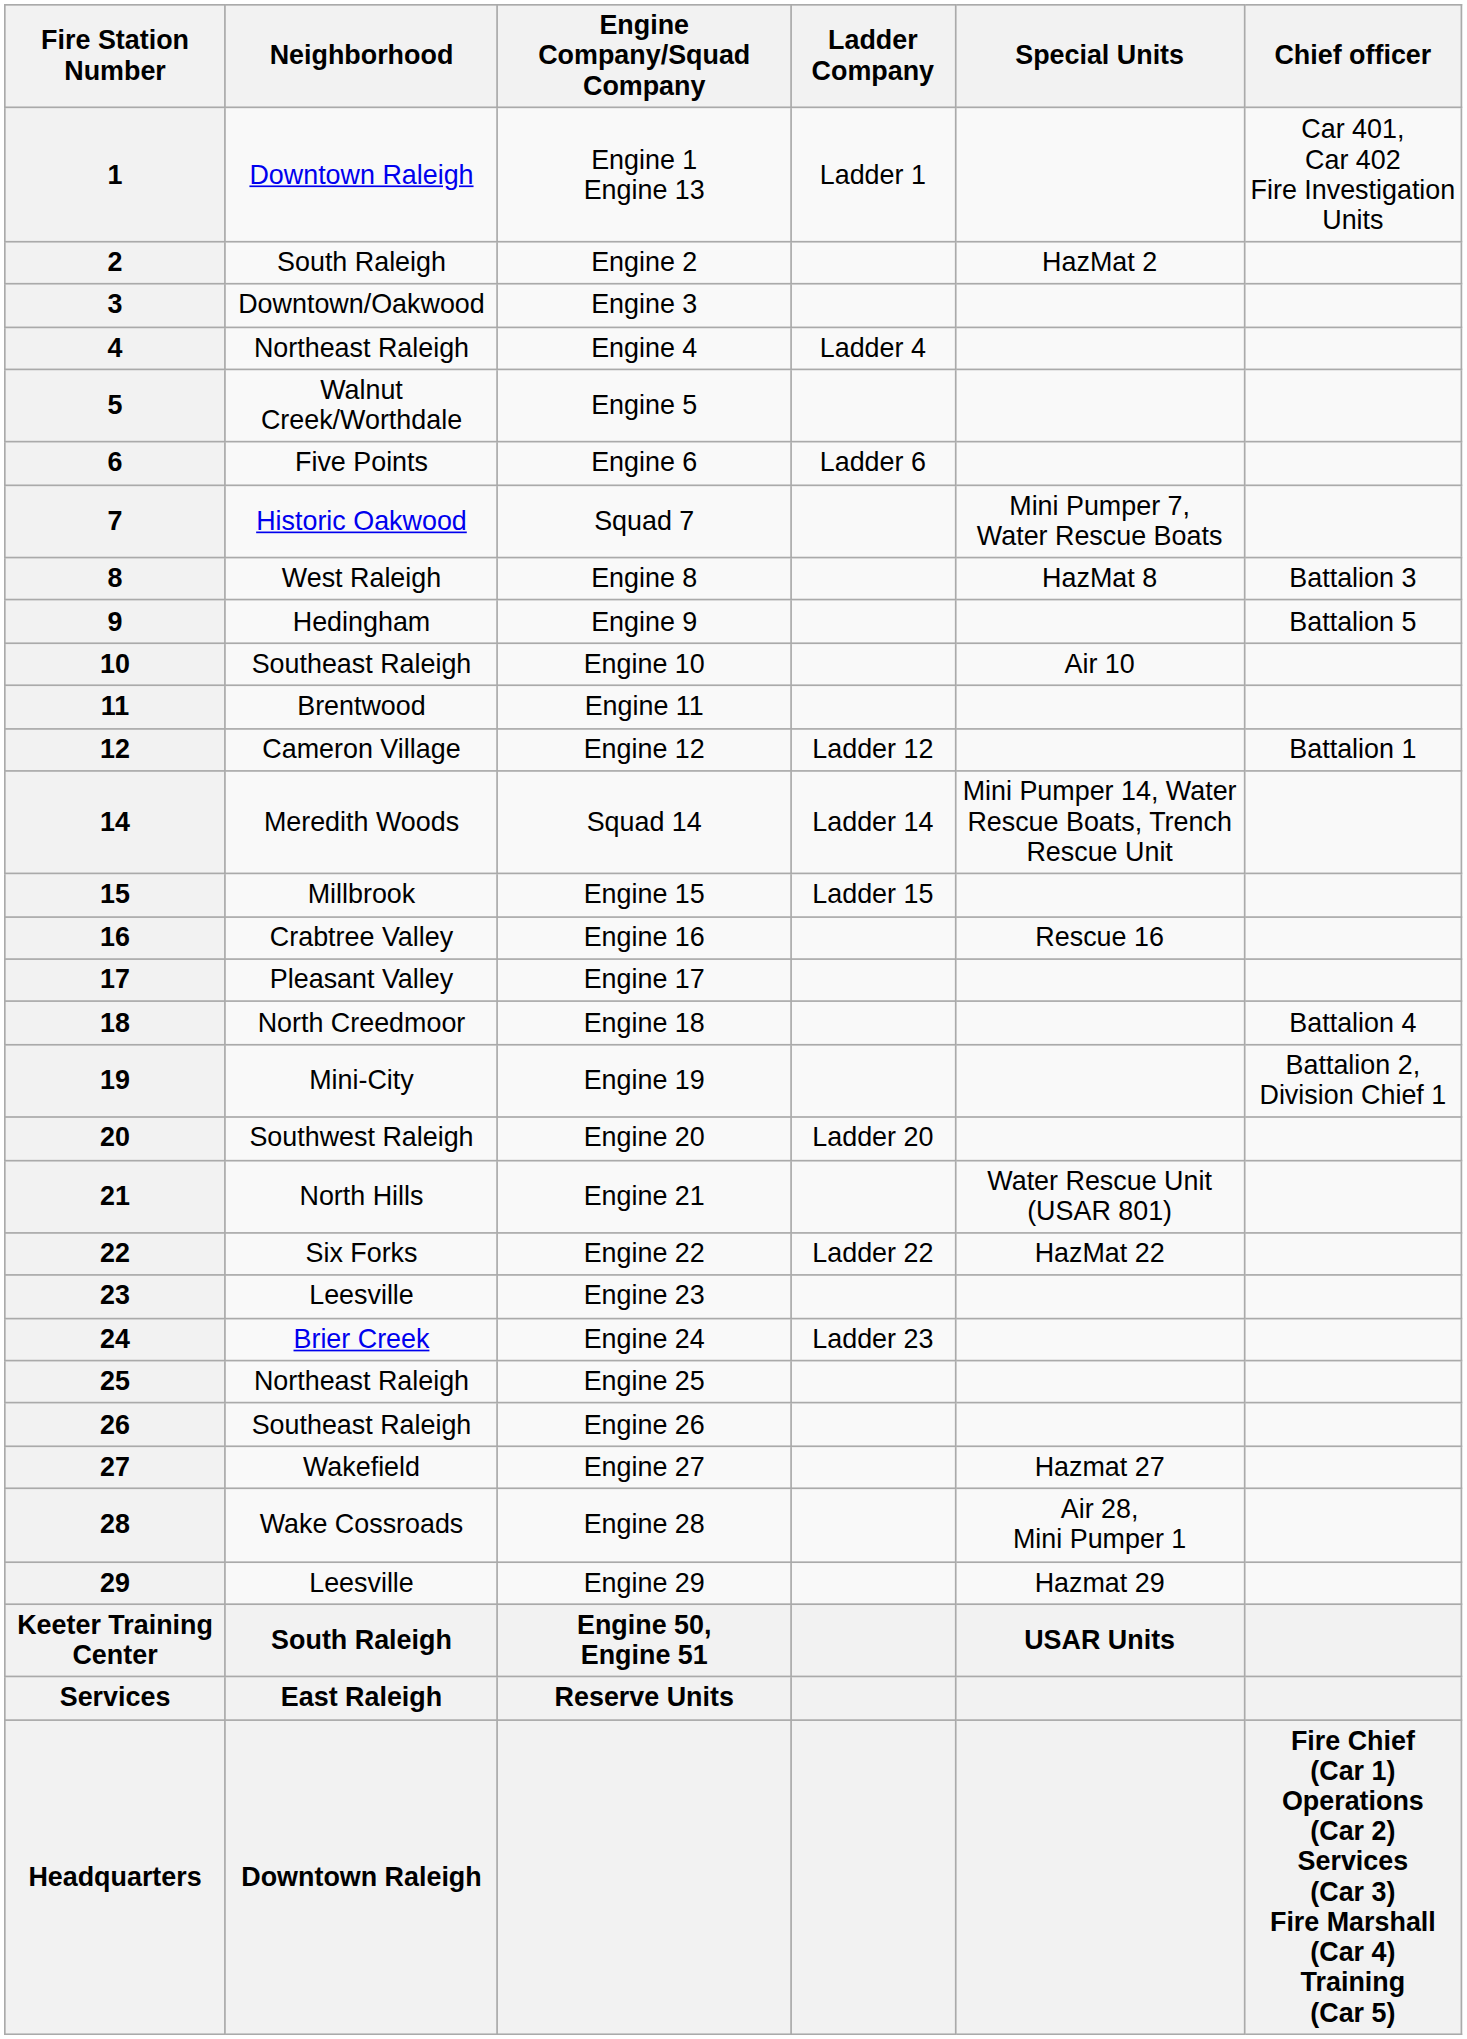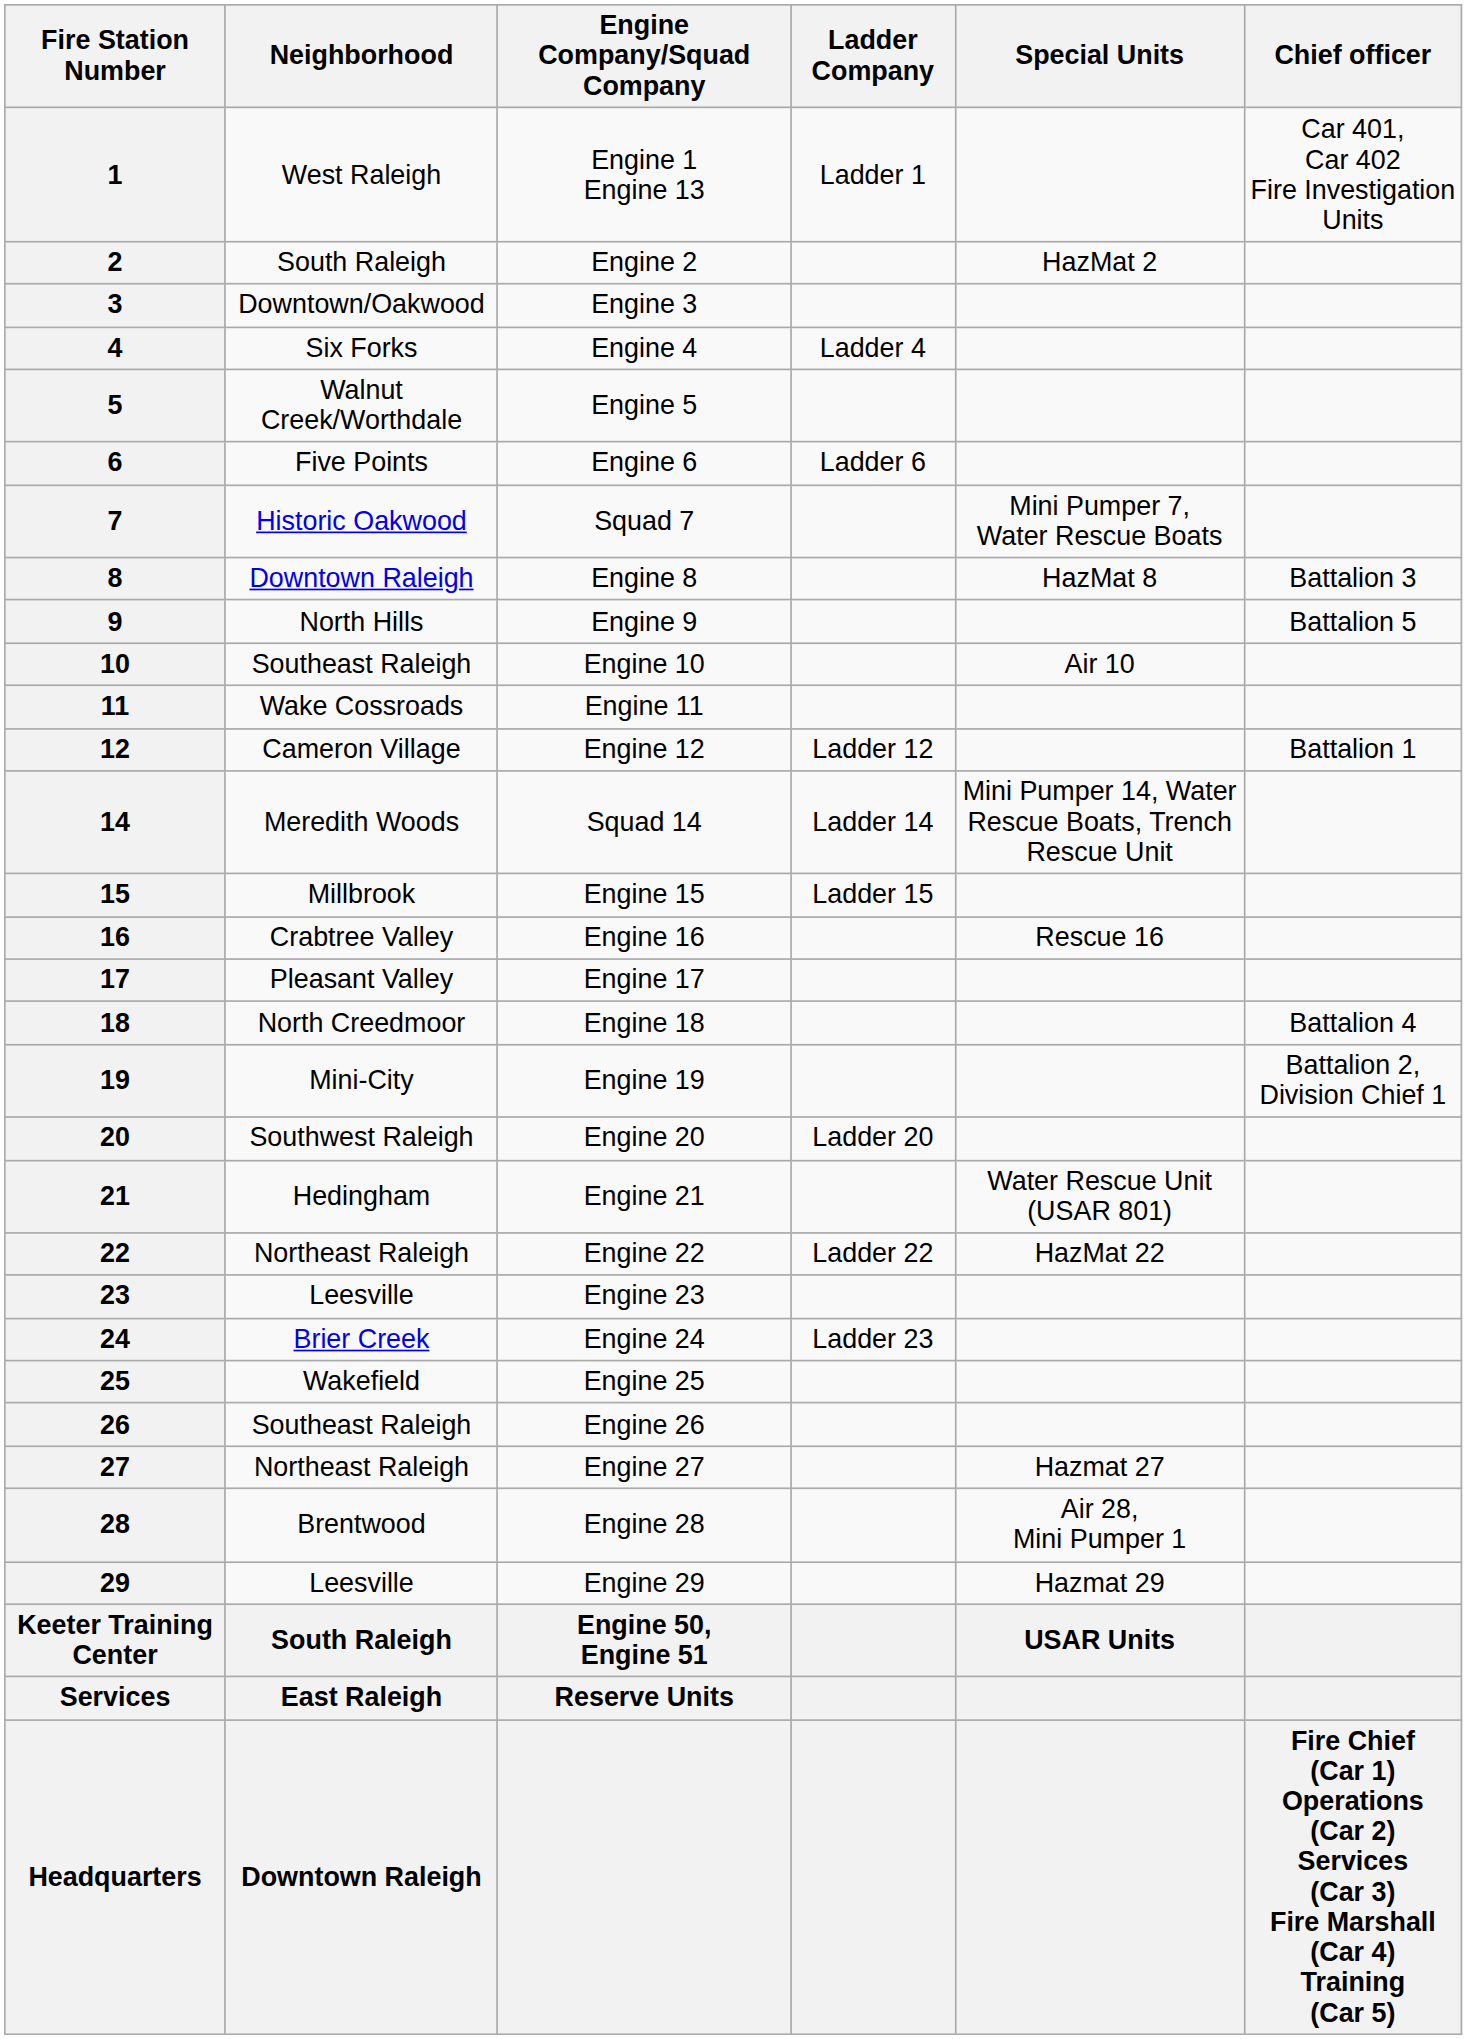(361, 174) Downtown Raleigh -> (361, 174) West Raleigh
(361, 347) Northeast Raleigh -> (361, 347) Six Forks
(361, 578) West Raleigh -> (361, 578) Downtown Raleigh
(361, 621) Hedingham -> (361, 621) North Hills
(361, 706) Brentwood -> (361, 706) Wake Cossroads
(361, 1195) North Hills -> (361, 1195) Hedingham
(361, 1253) Six Forks -> (361, 1253) Northeast Raleigh
(361, 1381) Northeast Raleigh -> (361, 1381) Wakefield
(361, 1466) Wakefield -> (361, 1466) Northeast Raleigh
(361, 1524) Wake Cossroads -> (361, 1524) Brentwood
